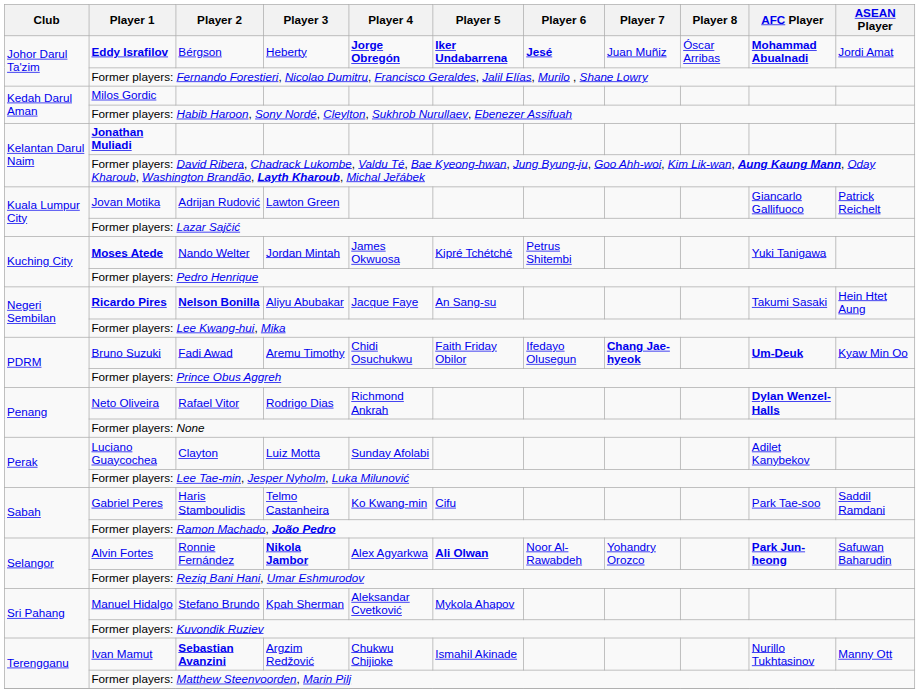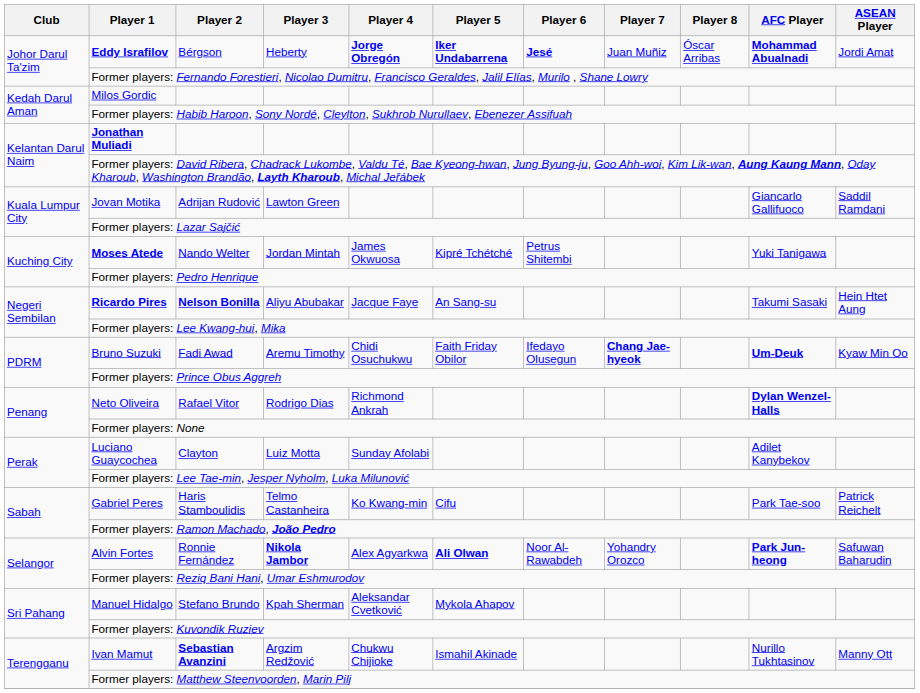(859, 202) Patrick Reichelt -> (862, 202) Saddil Ramdani
(862, 503) Saddil Ramdani -> (859, 503) Patrick Reichelt
